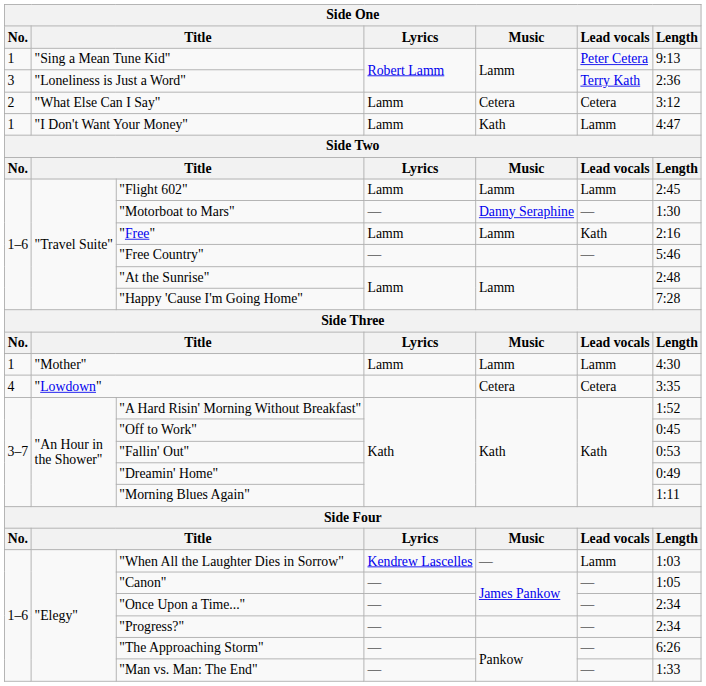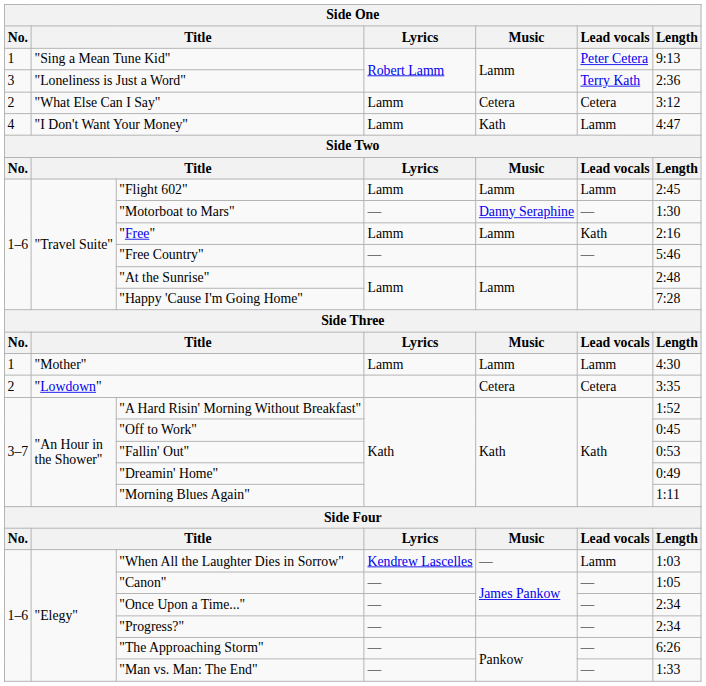(11, 124) 1 -> (11, 124) 4
(11, 386) 4 -> (11, 386) 2
